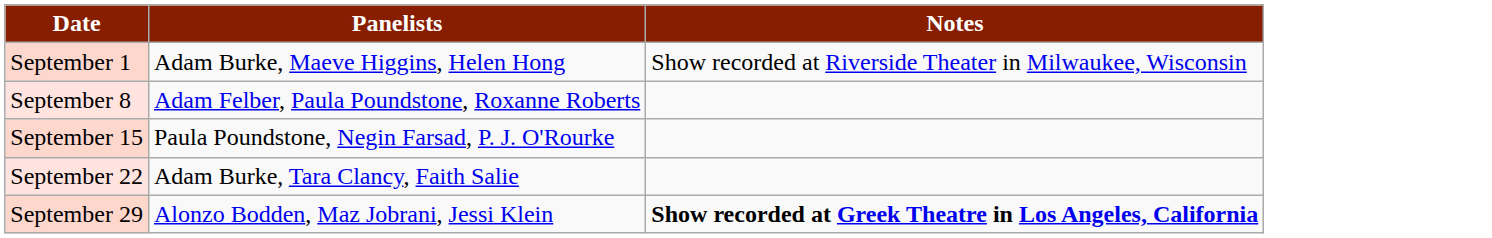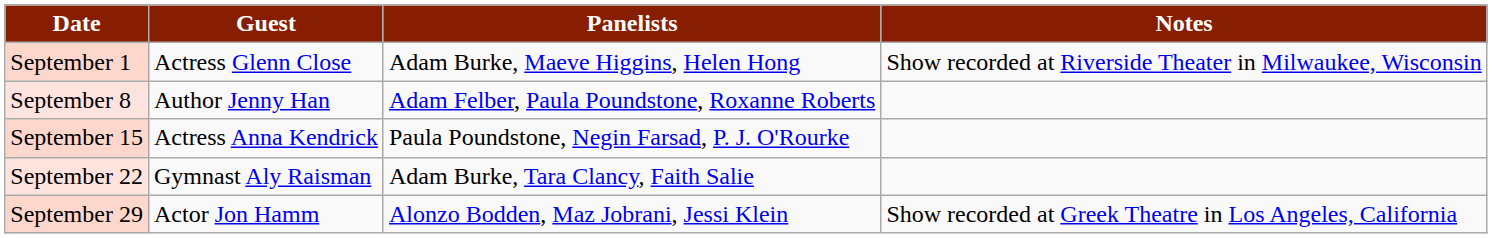+ column: (266, 23)
(955, 213) bold -> (1172, 213) normal
